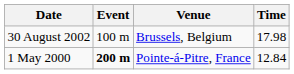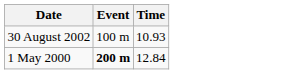- column: (193, 15)
(271, 37) 17.98 -> (151, 37) 10.93
